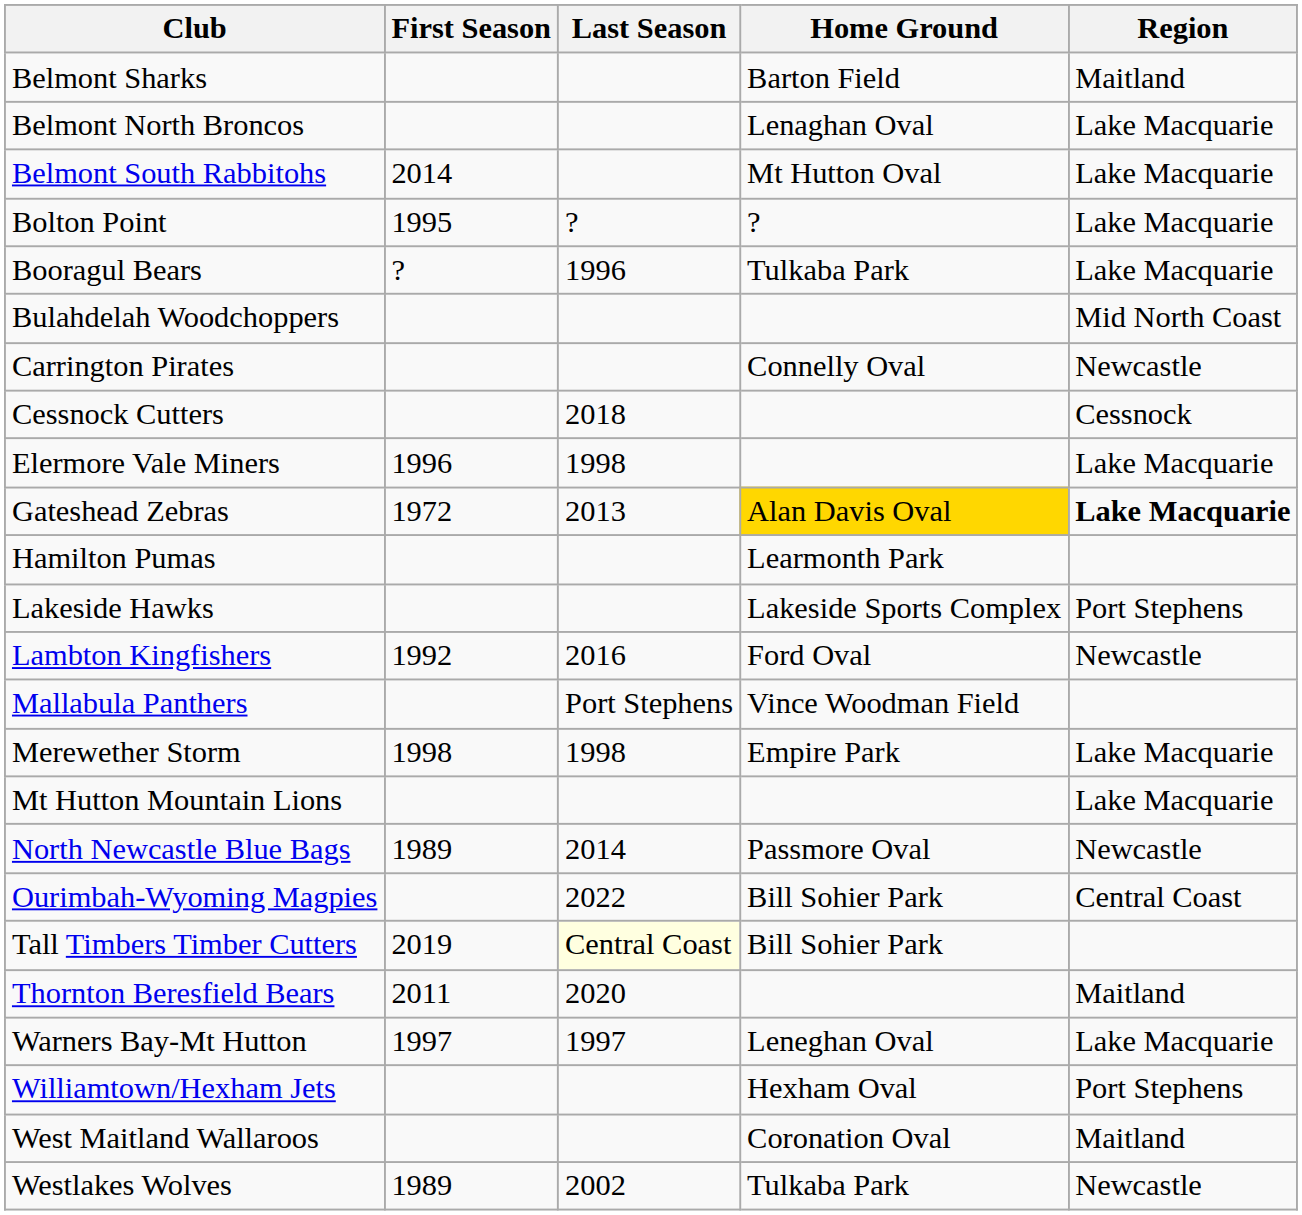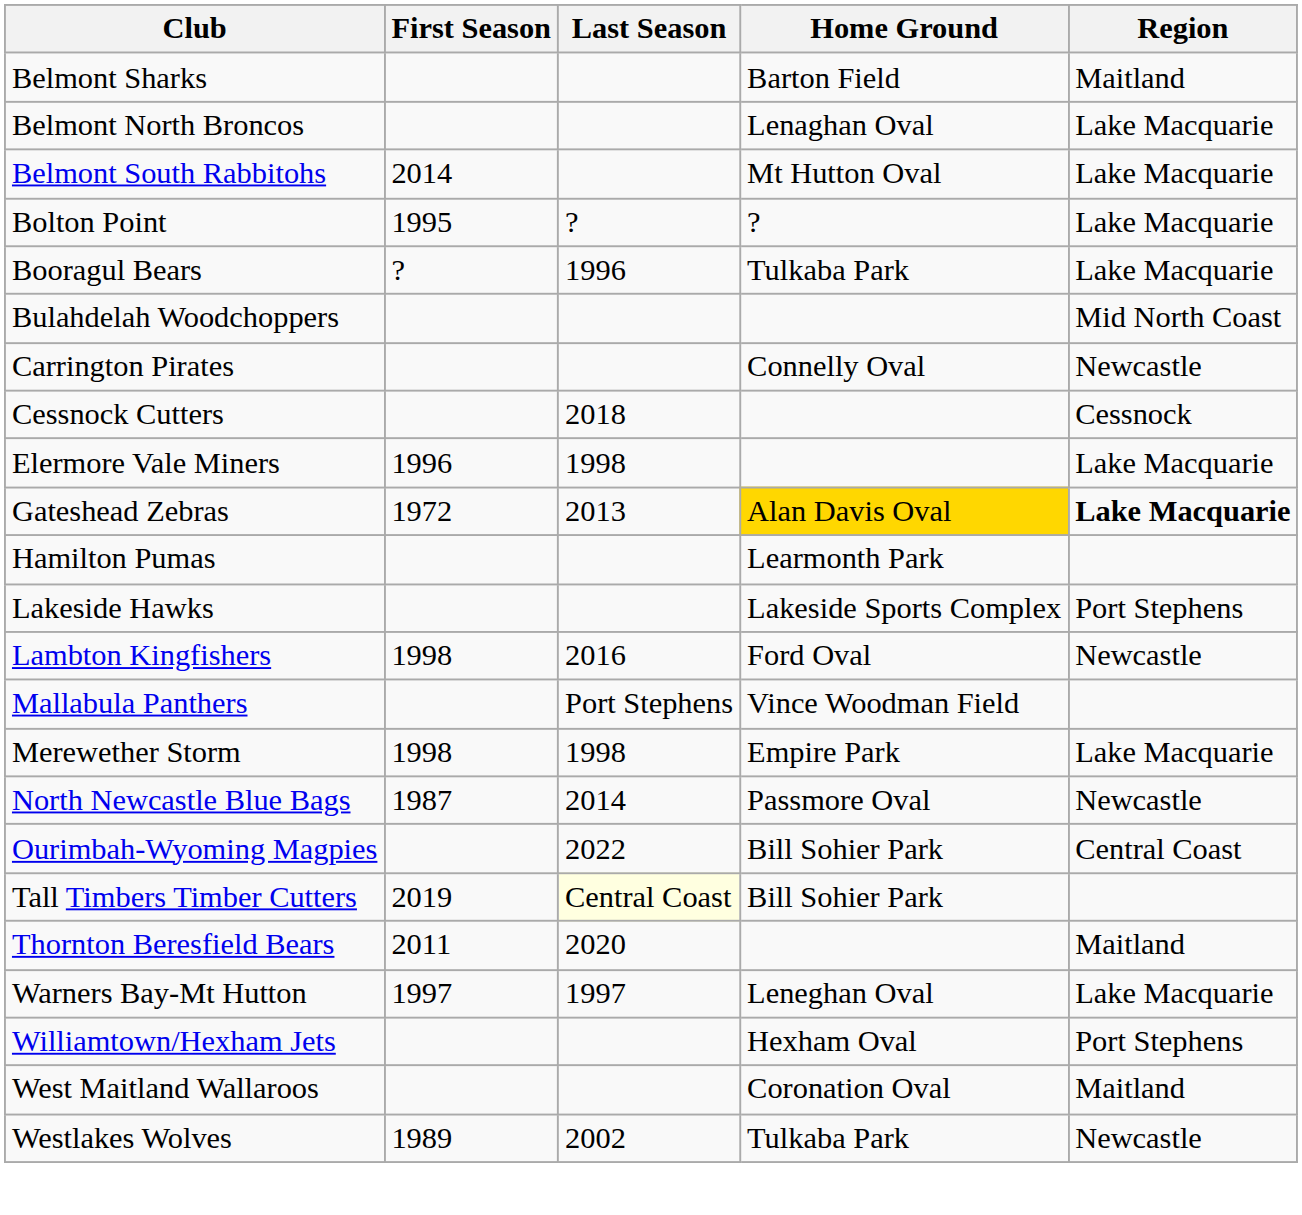(422, 655) 1992 -> (422, 655) 1998
- row: (177, 800)
(422, 848) 1989 -> (422, 800) 1987
